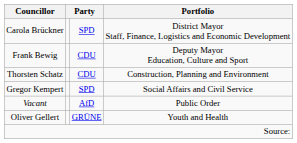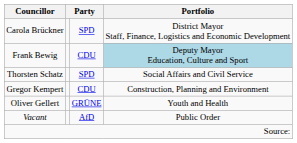(198, 55) no background -> (198, 55) lightblue background
(87, 75) CDU -> (87, 75) SPD
(198, 75) Construction, Planning and Environment -> (198, 75) Social Affairs and Civil Service
(87, 89) SPD -> (87, 89) CDU
(198, 89) Social Affairs and Civil Service -> (198, 89) Construction, Planning and Environment
rows swapped: (35, 117) <-> (35, 103)
